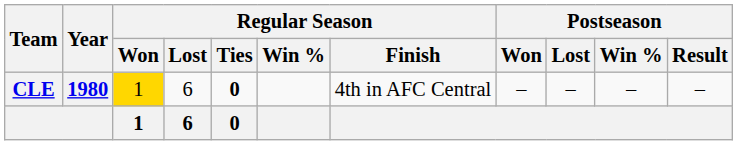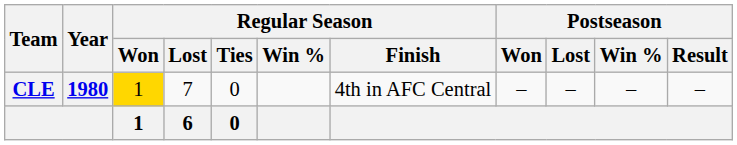(188, 89) 6 -> (188, 89) 7
(235, 89) bold -> (235, 89) normal
